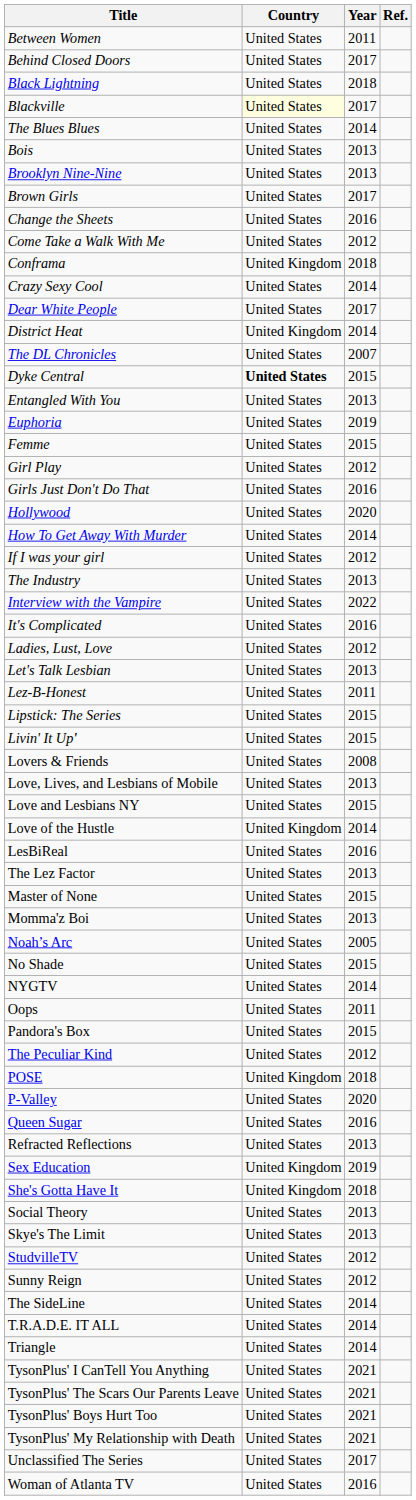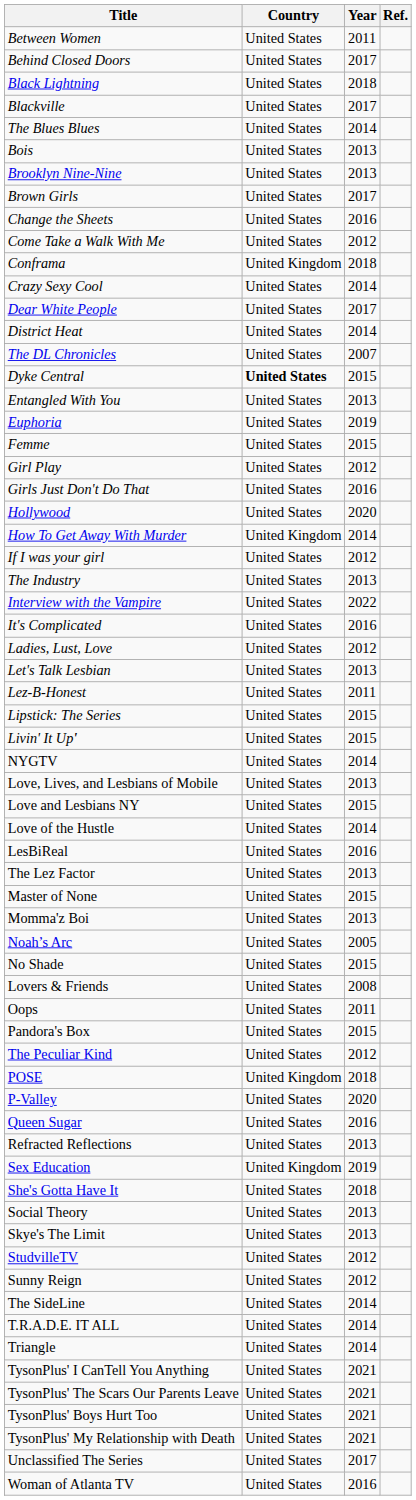(284, 106) lightyellow background -> (284, 106) no background
(293, 331) United Kingdom -> (284, 331) United States
(284, 535) United States -> (293, 535) United Kingdom
rows swapped: (58, 761) <-> (33, 986)
(293, 828) United Kingdom -> (284, 828) United States
(293, 1190) United Kingdom -> (284, 1190) United States
